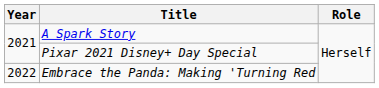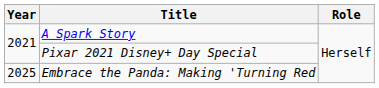(22, 73) 2022 -> (22, 73) 2025
